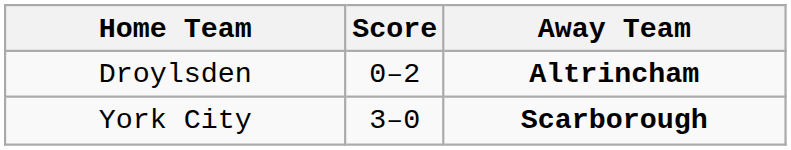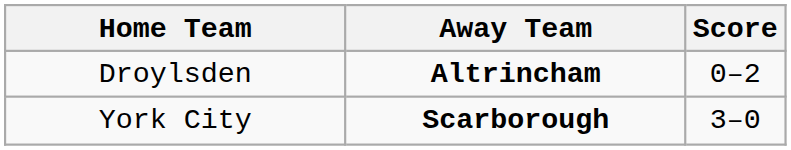columns swapped: (395, 28) <-> (614, 28)
